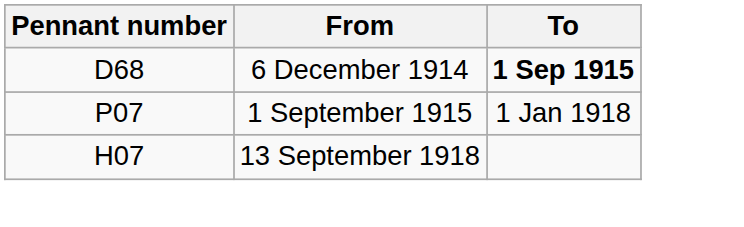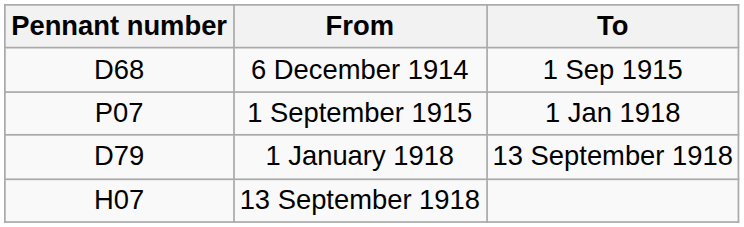(563, 69) bold -> (613, 69) normal
+ row: (360, 156)
